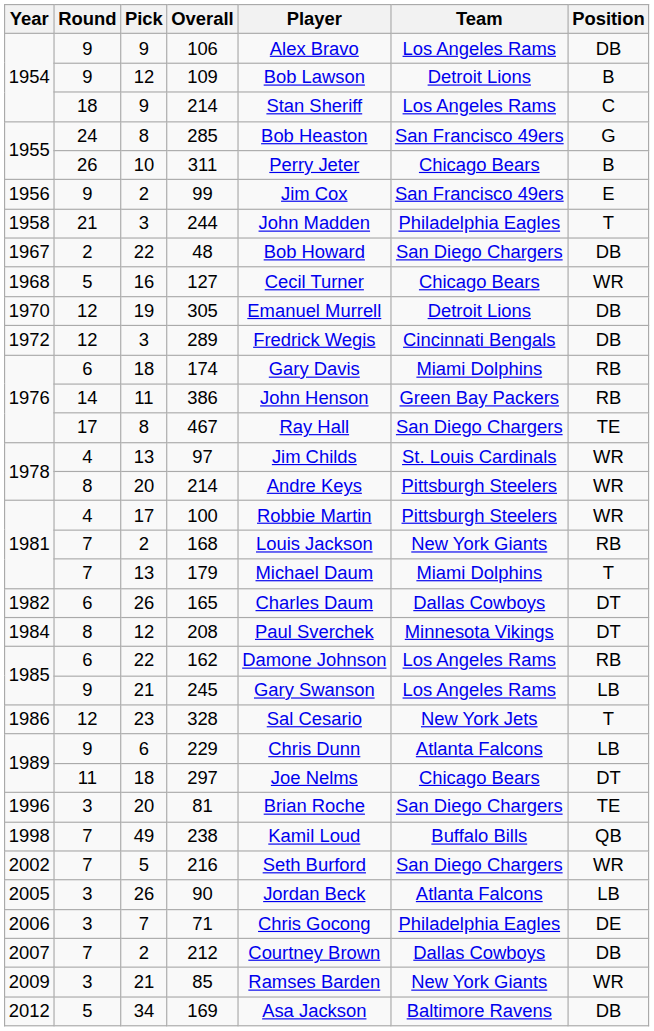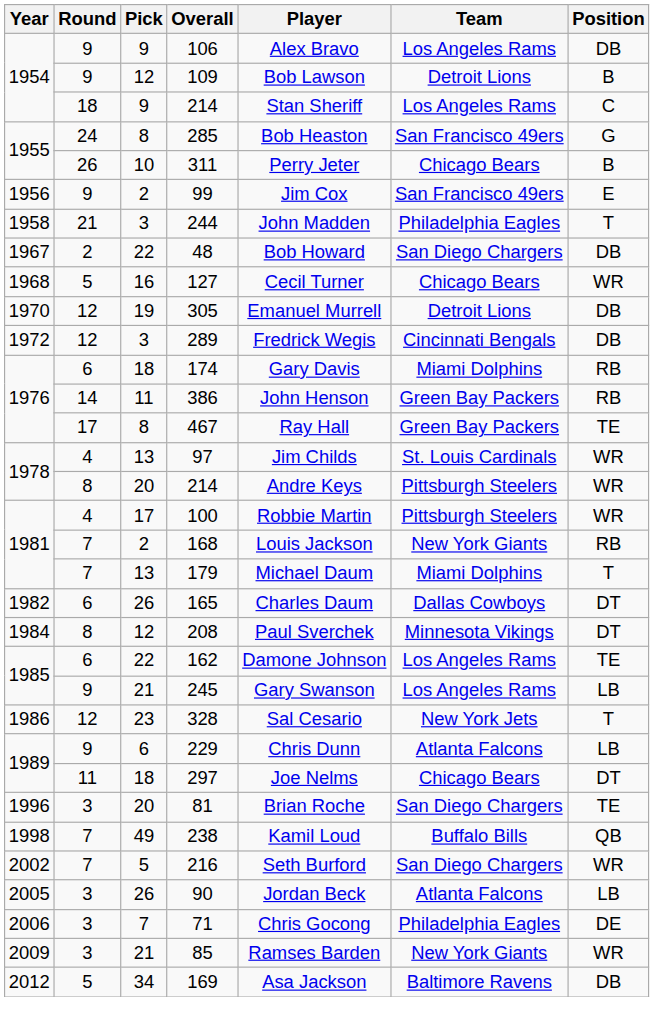(479, 427) San Diego Chargers -> (479, 427) Green Bay Packers
(608, 661) RB -> (608, 661) TE
- row: (29, 952)
